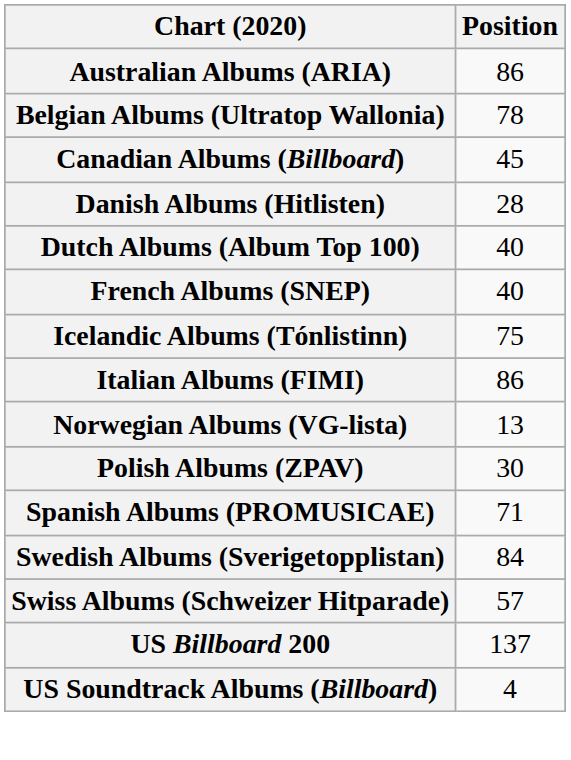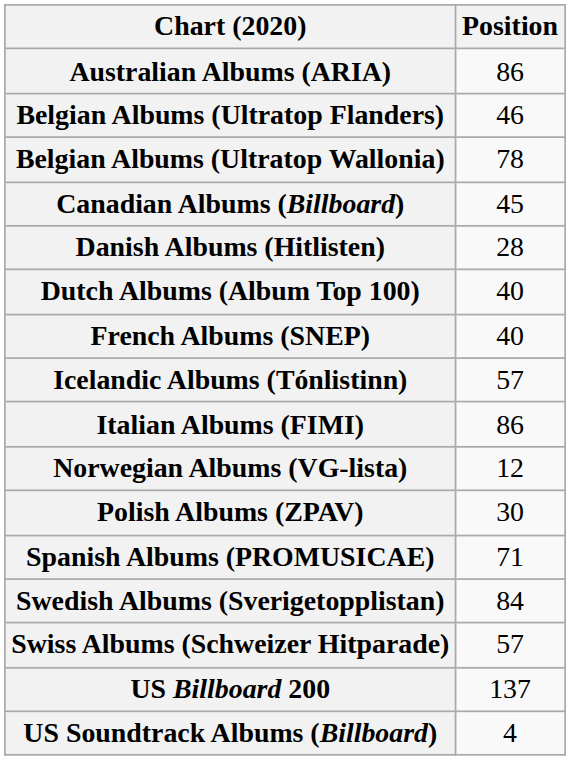+ row: (230, 114)
(510, 335) 75 -> (510, 379) 57
(510, 423) 13 -> (510, 468) 12
